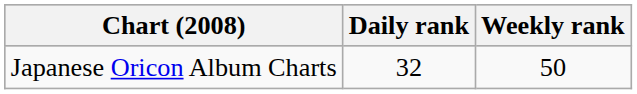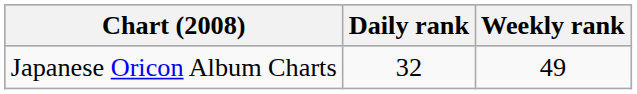(553, 66) 50 -> (553, 66) 49
